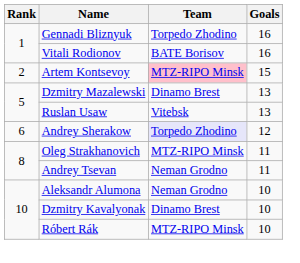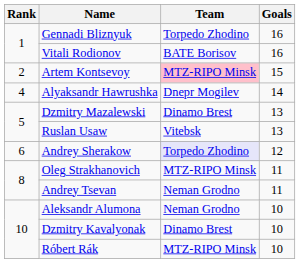+ row: (100, 92)
